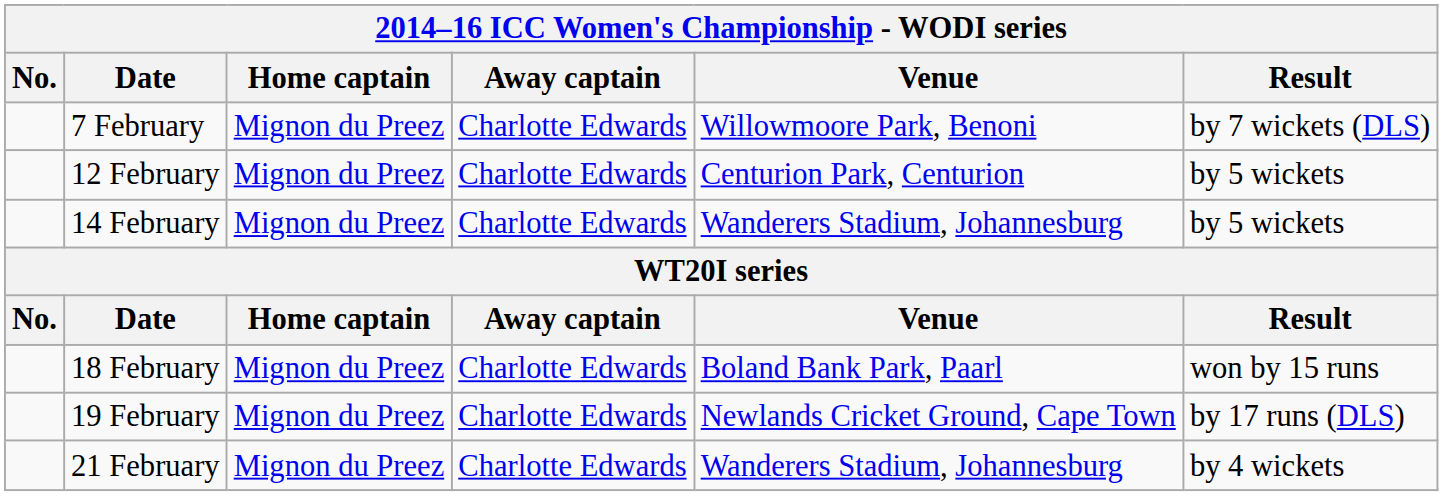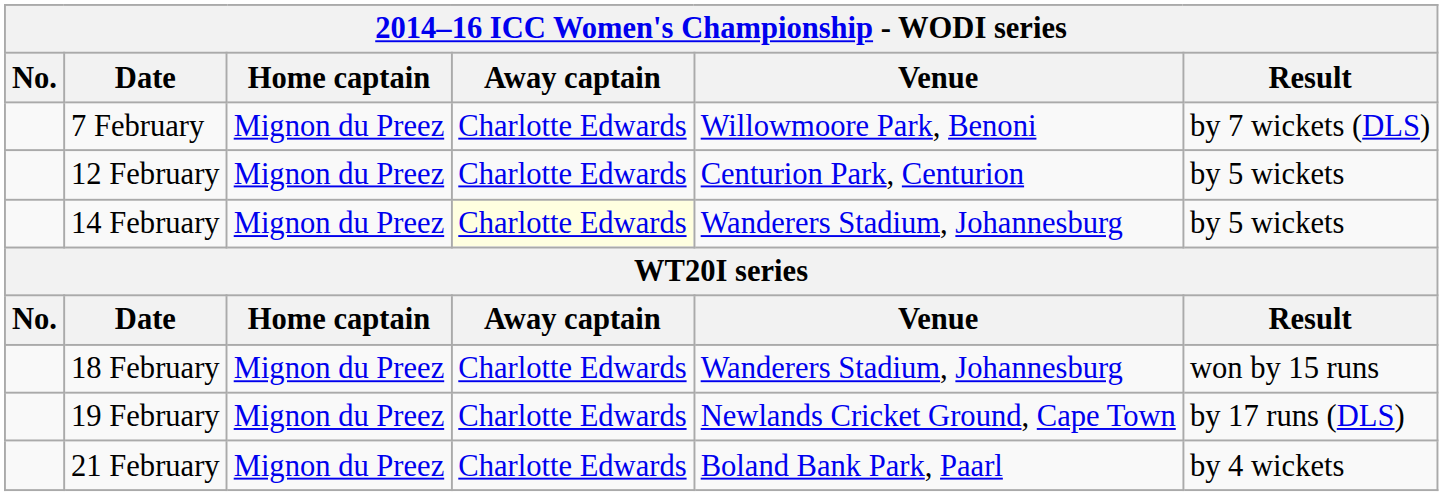(572, 222) no background -> (572, 222) lightyellow background
(852, 367) Boland Bank Park, Paarl -> (912, 367) Wanderers Stadium, Johannesburg
(912, 464) Wanderers Stadium, Johannesburg -> (852, 464) Boland Bank Park, Paarl
